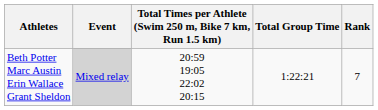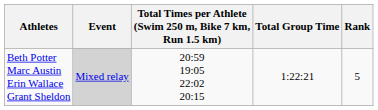(357, 77) 7 -> (357, 77) 5
